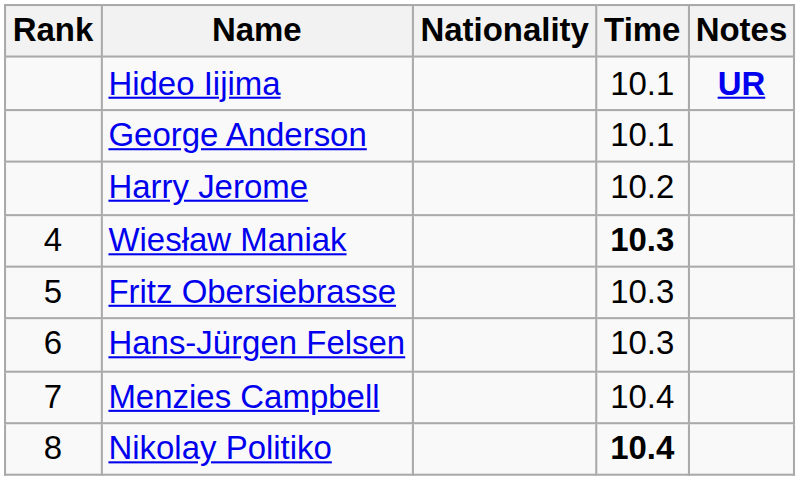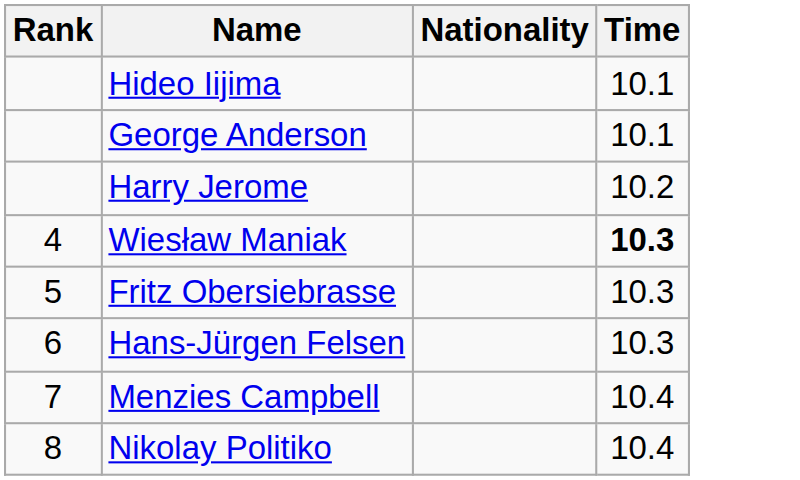- column: (741, 30)
(642, 448) bold -> (642, 448) normal
